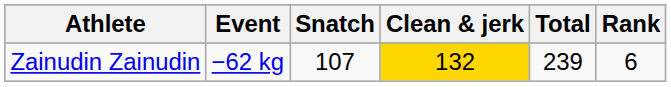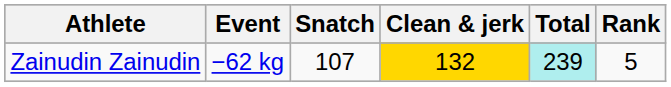(563, 62) no background -> (563, 62) paleturquoise background
(631, 62) 6 -> (631, 62) 5
